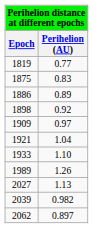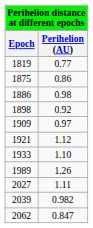(63, 79) 0.83 -> (63, 79) 0.86
(63, 94) 0.89 -> (63, 94) 0.98
(63, 139) 1.04 -> (63, 139) 1.12
(63, 185) 1.13 -> (63, 185) 1.11
(63, 215) 0.897 -> (63, 215) 0.847
